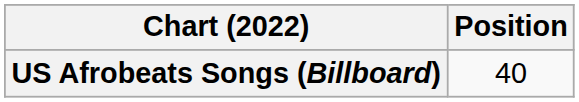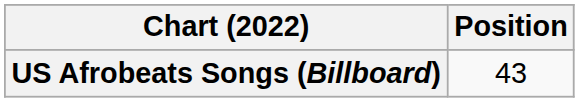(511, 73) 40 -> (511, 73) 43
